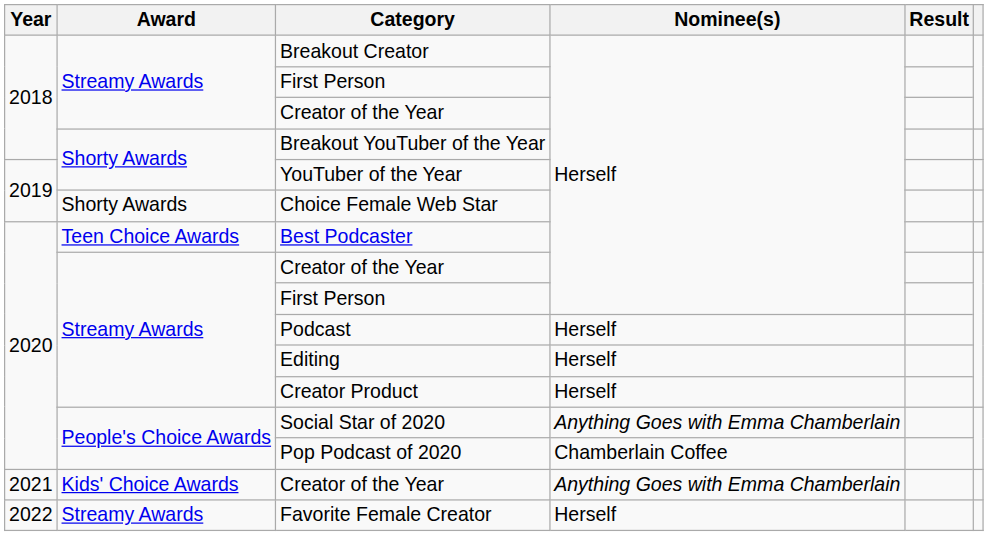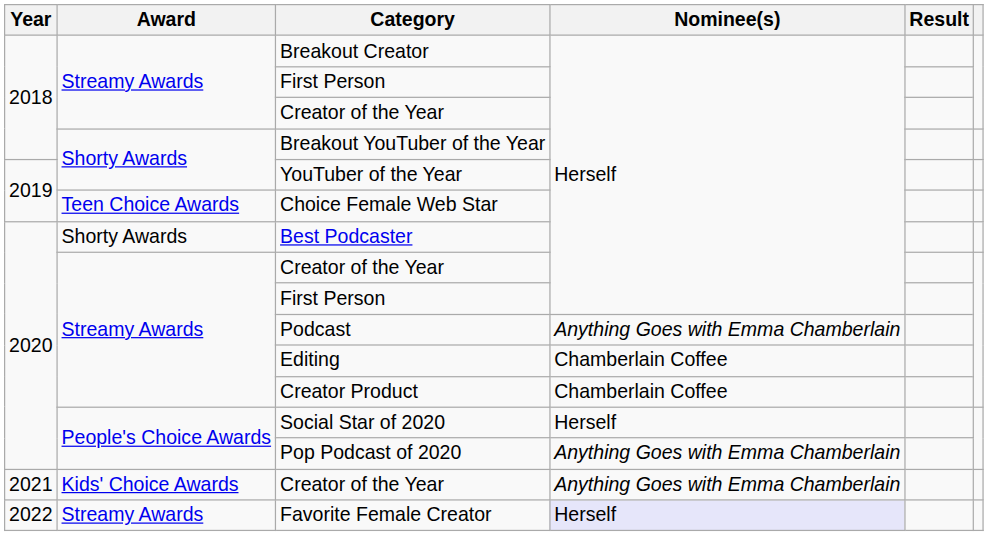(124, 205) Shorty Awards -> (150, 205) Teen Choice Awards
(150, 236) Teen Choice Awards -> (124, 236) Shorty Awards
(585, 329) Herself -> (727, 329) Anything Goes with Emma Chamberlain
(585, 360) Herself -> (641, 360) Chamberlain Coffee
(585, 391) Herself -> (641, 391) Chamberlain Coffee
(727, 422) Anything Goes with Emma Chamberlain -> (585, 422) Herself
(641, 453) Chamberlain Coffee -> (727, 453) Anything Goes with Emma Chamberlain
(585, 515) no background -> (585, 515) lavender background
